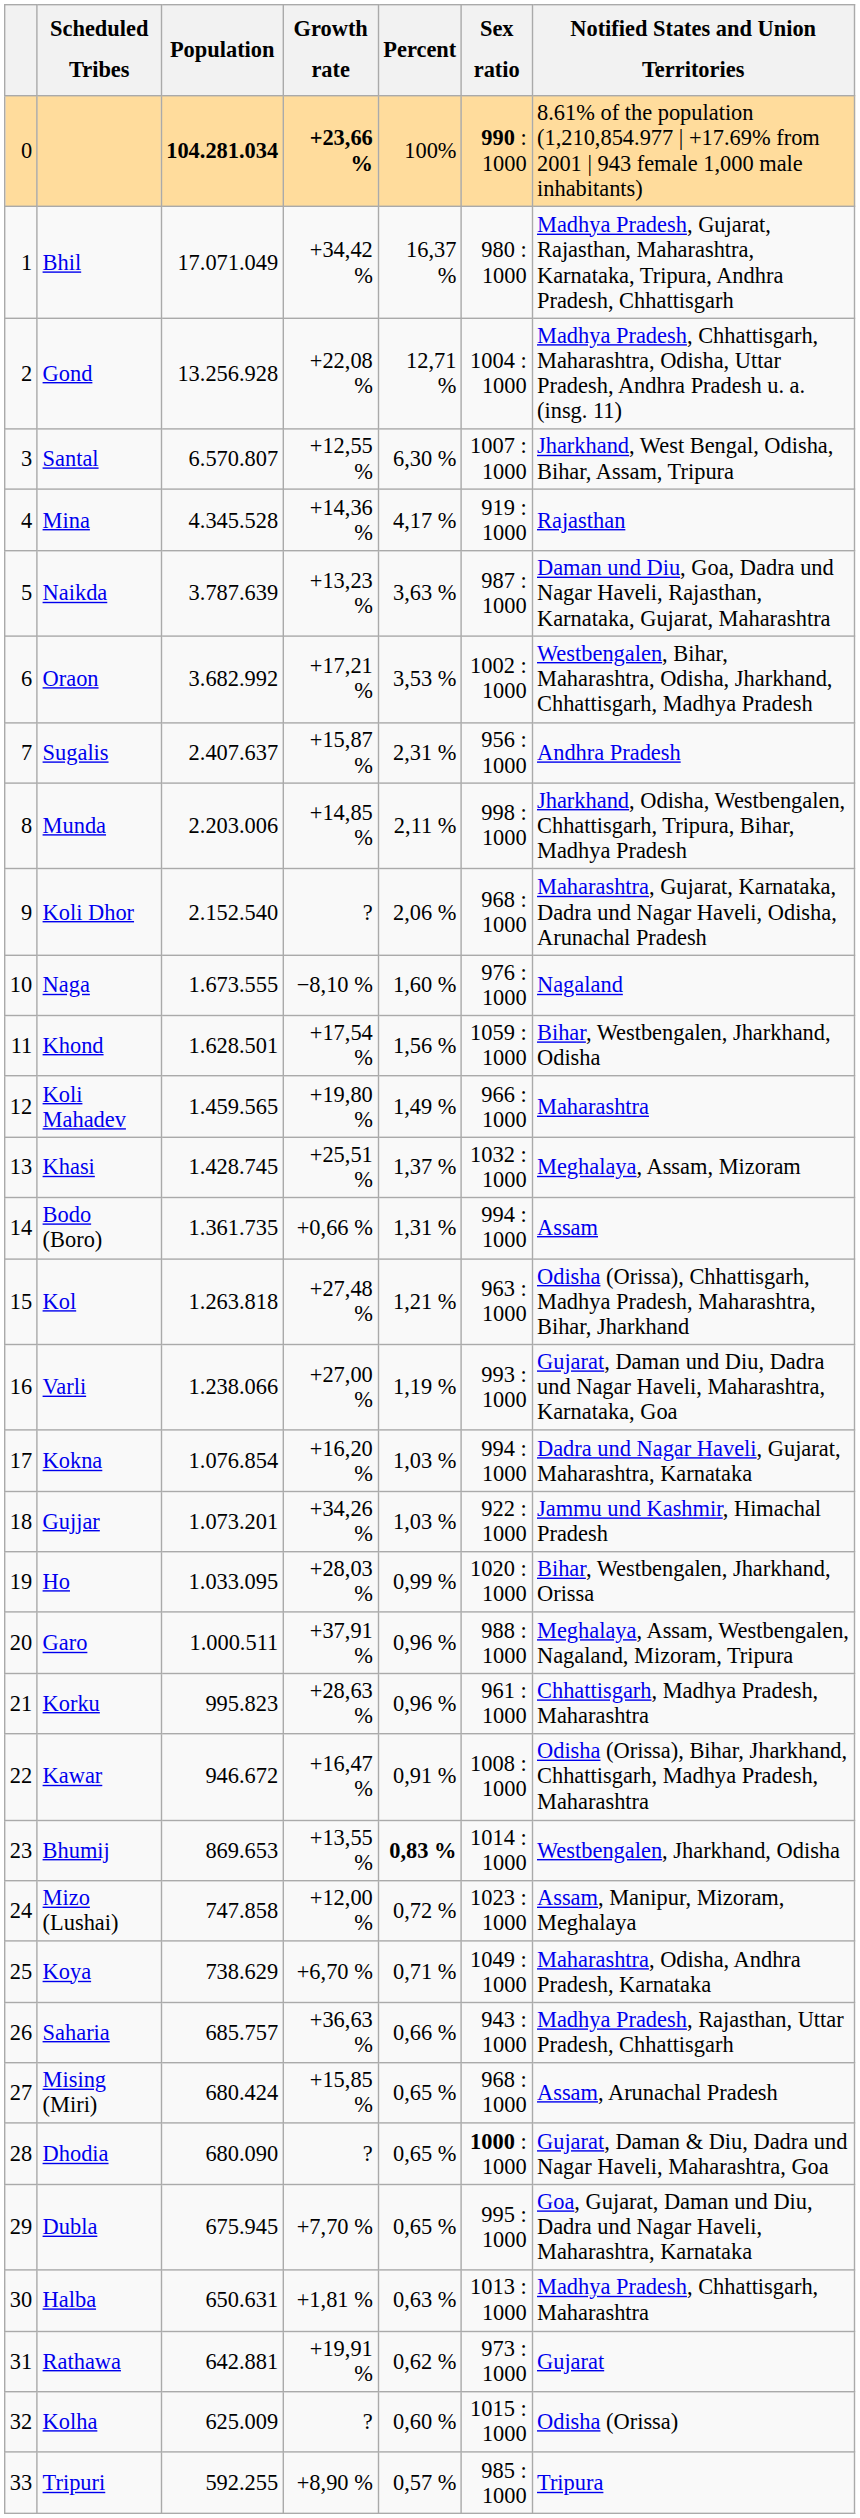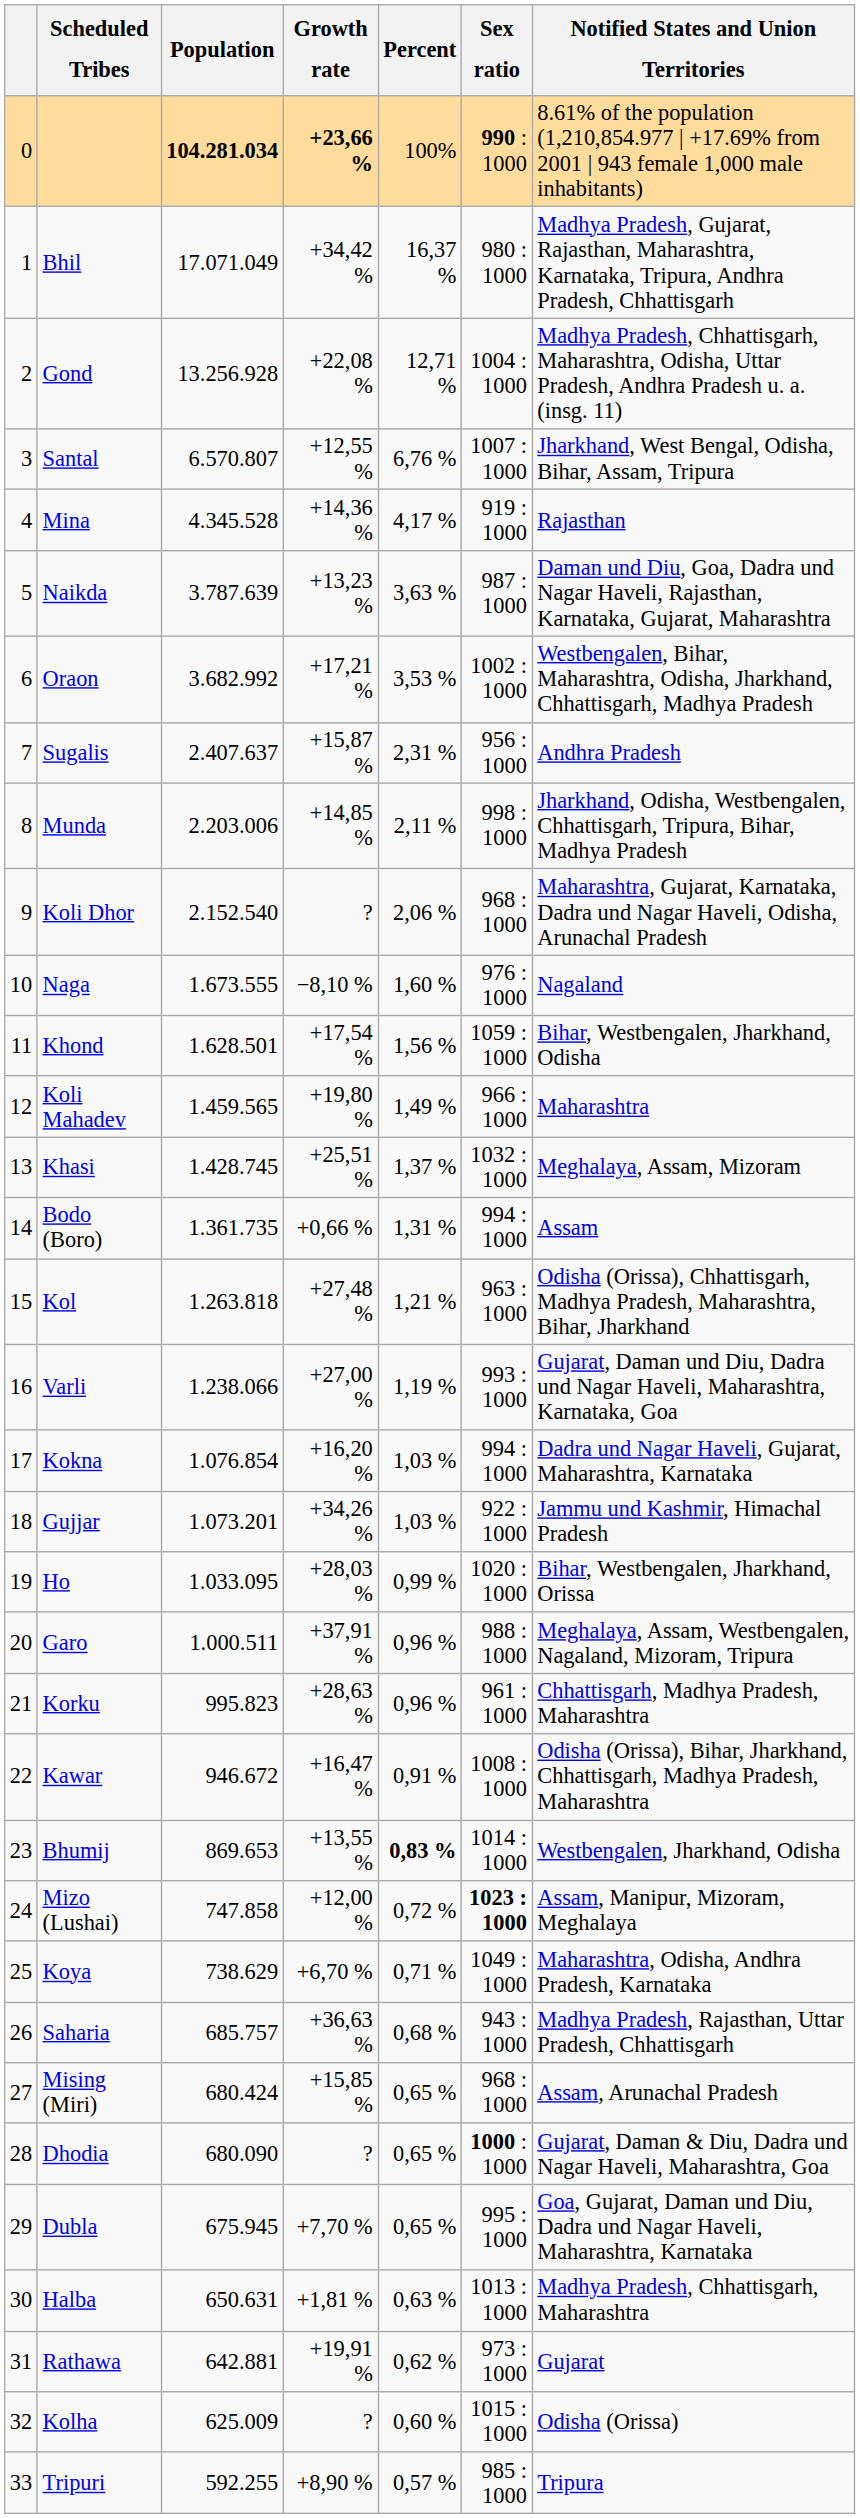(425, 459) 6,30 % -> (425, 459) 6,76 %
(498, 1910) normal -> (498, 1910) bold
(425, 2032) 0,66 % -> (425, 2032) 0,68 %
